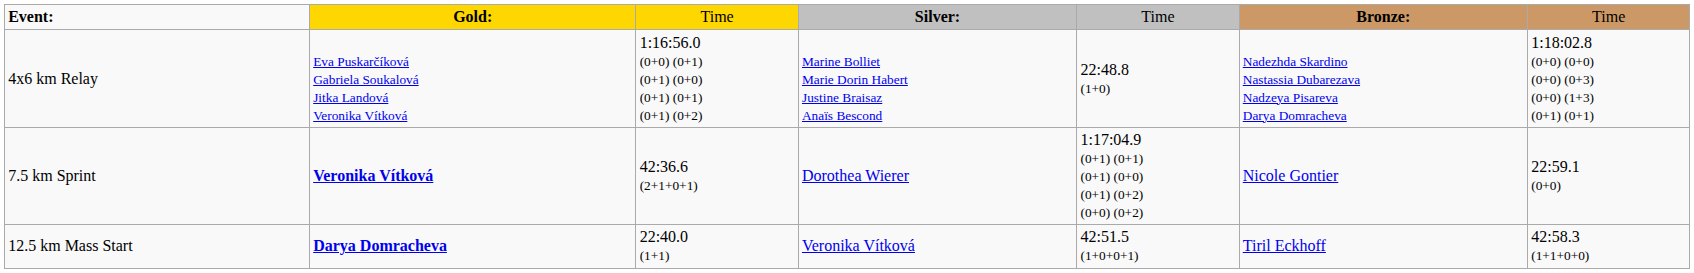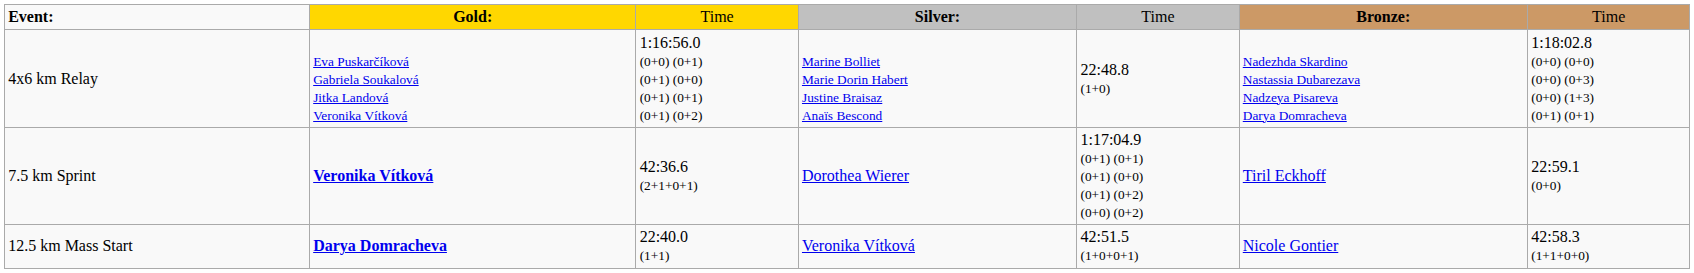(1291, 175) Nicole Gontier -> (1284, 175) Tiril Eckhoff
(1284, 246) Tiril Eckhoff -> (1291, 246) Nicole Gontier
